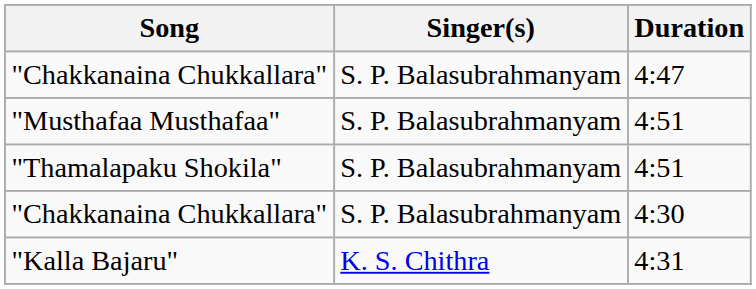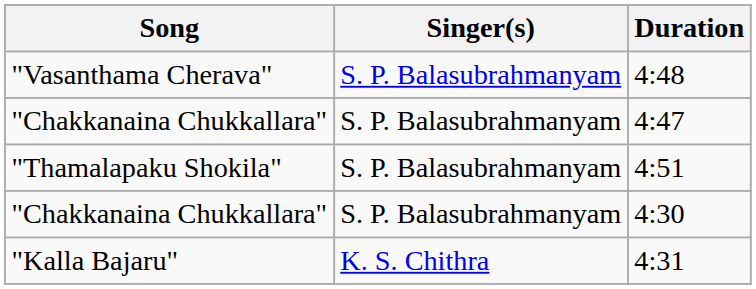+ row: (142, 74)
- row: (146, 121)
